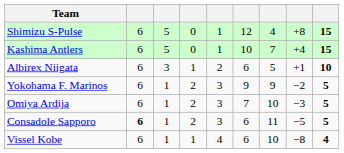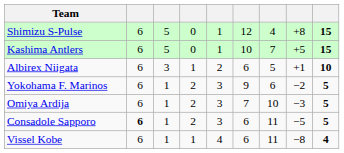(299, 49) +4 -> (299, 49) +5
(273, 85) 9 -> (273, 85) 6
(273, 139) 10 -> (273, 139) 11
